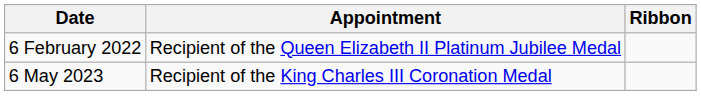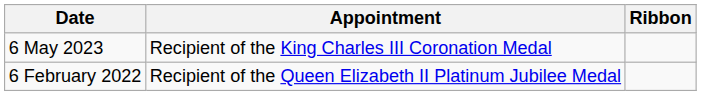rows swapped: (75, 47) <-> (56, 76)
